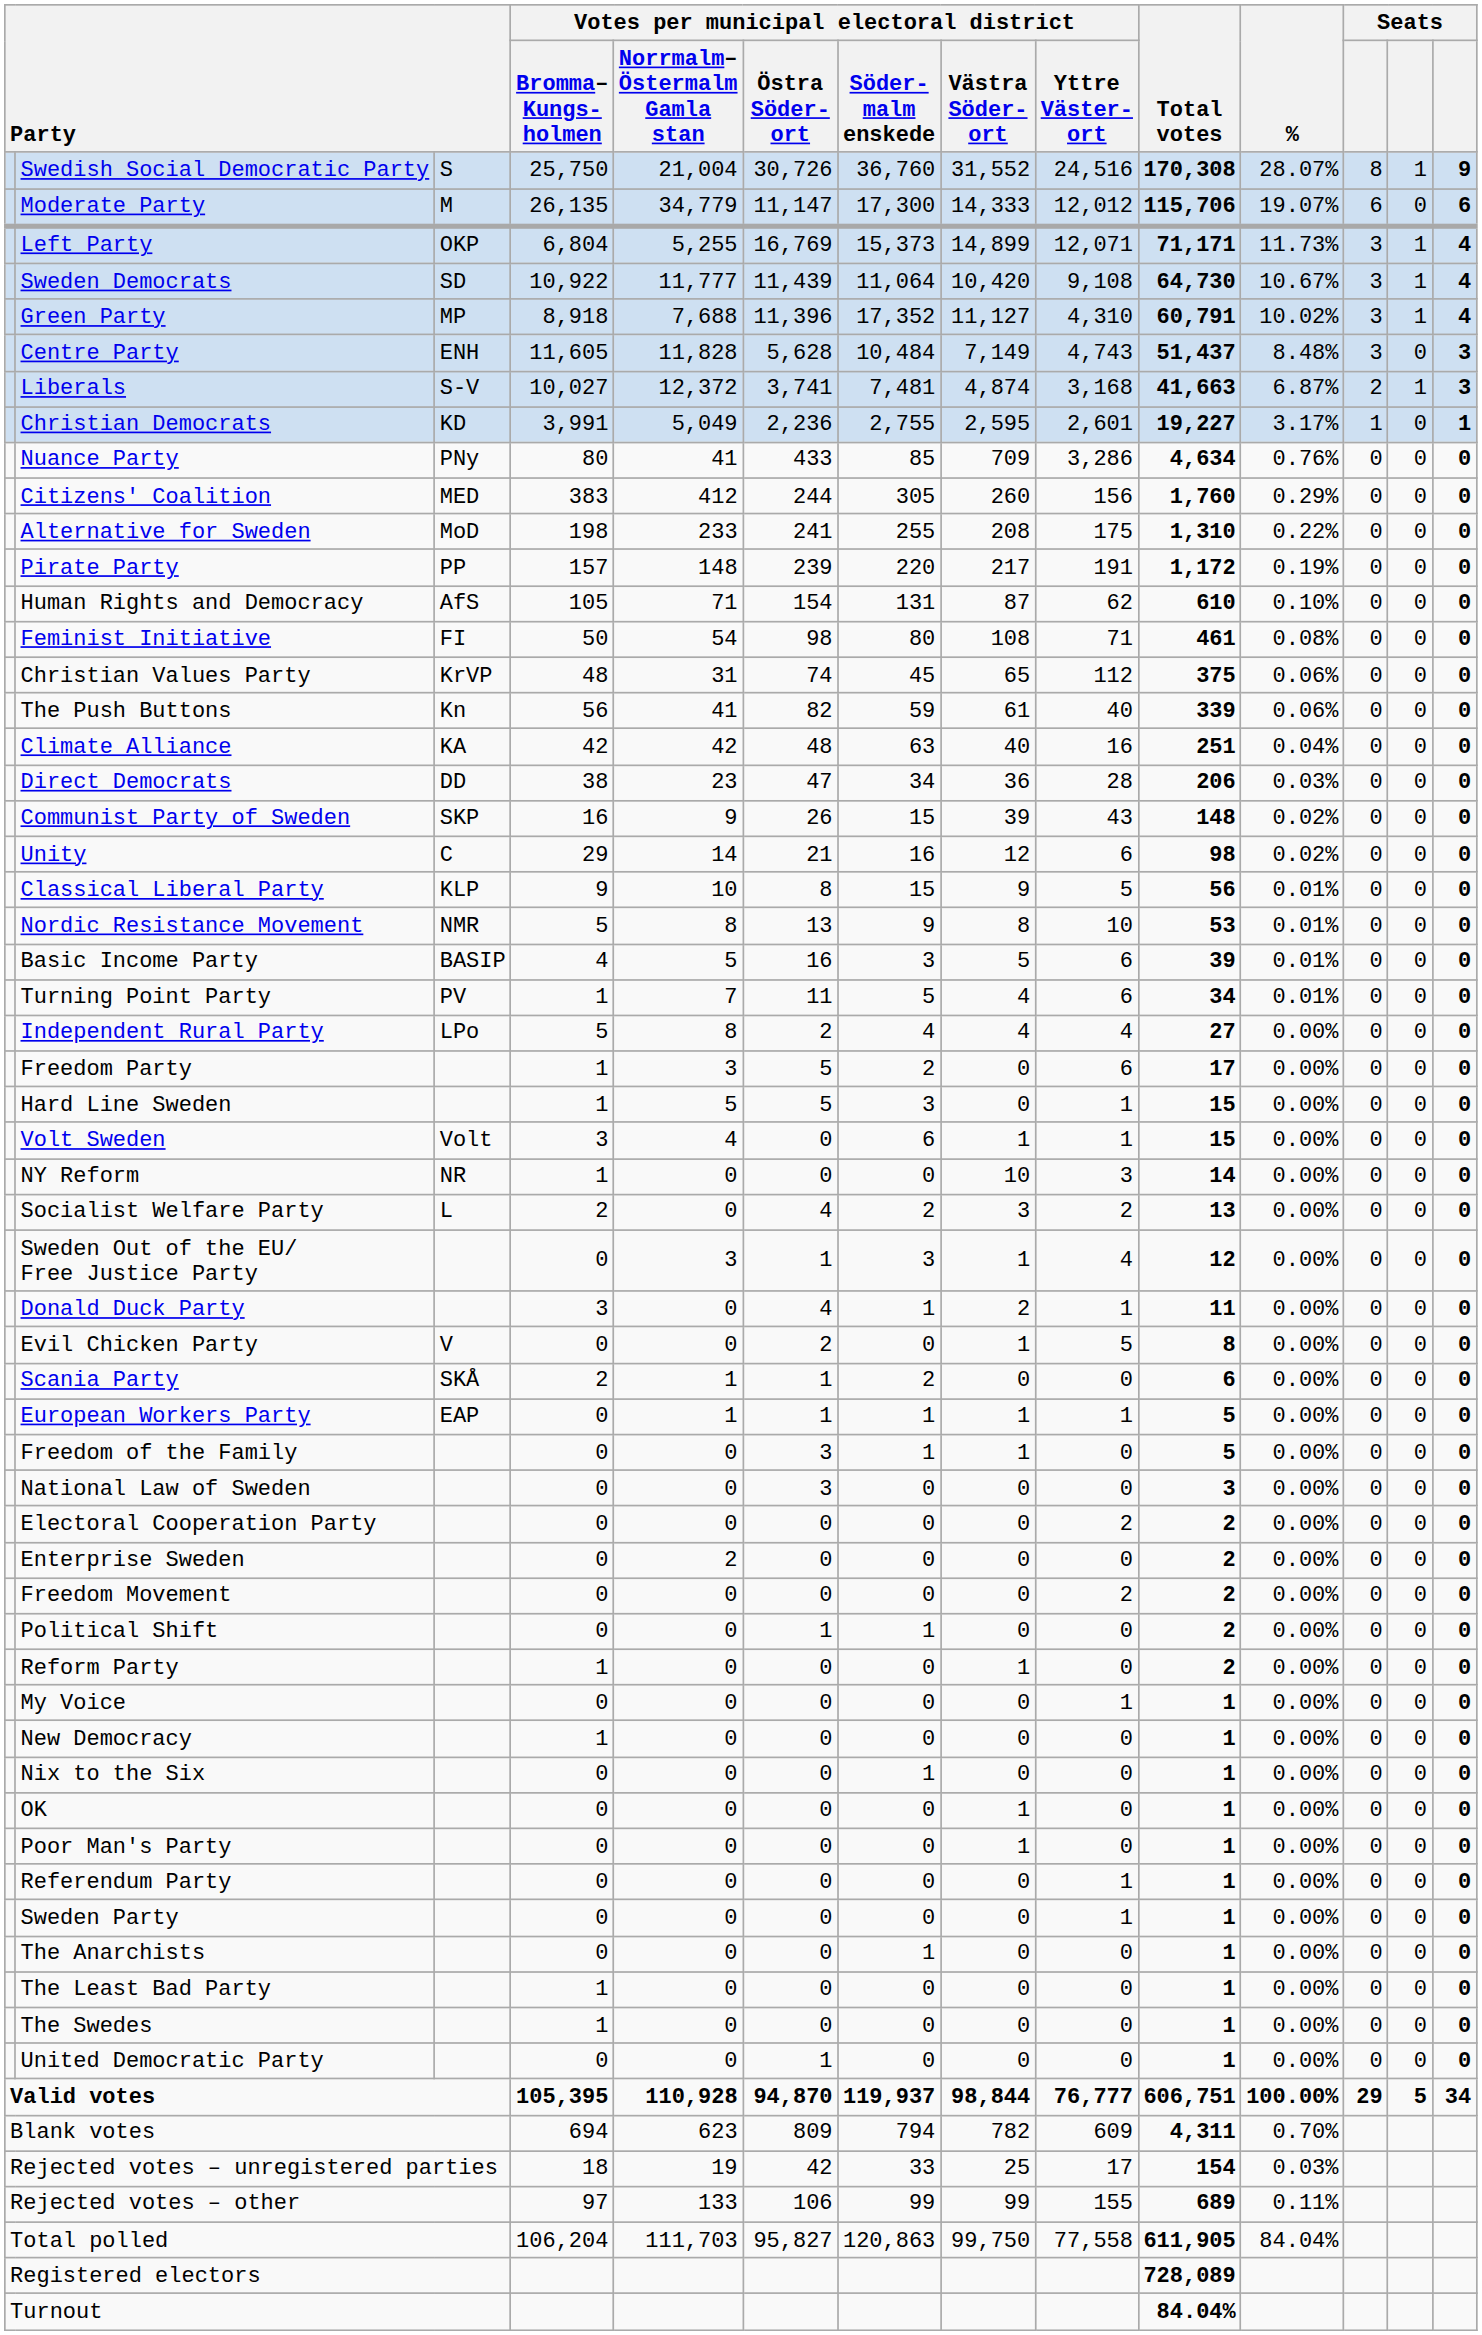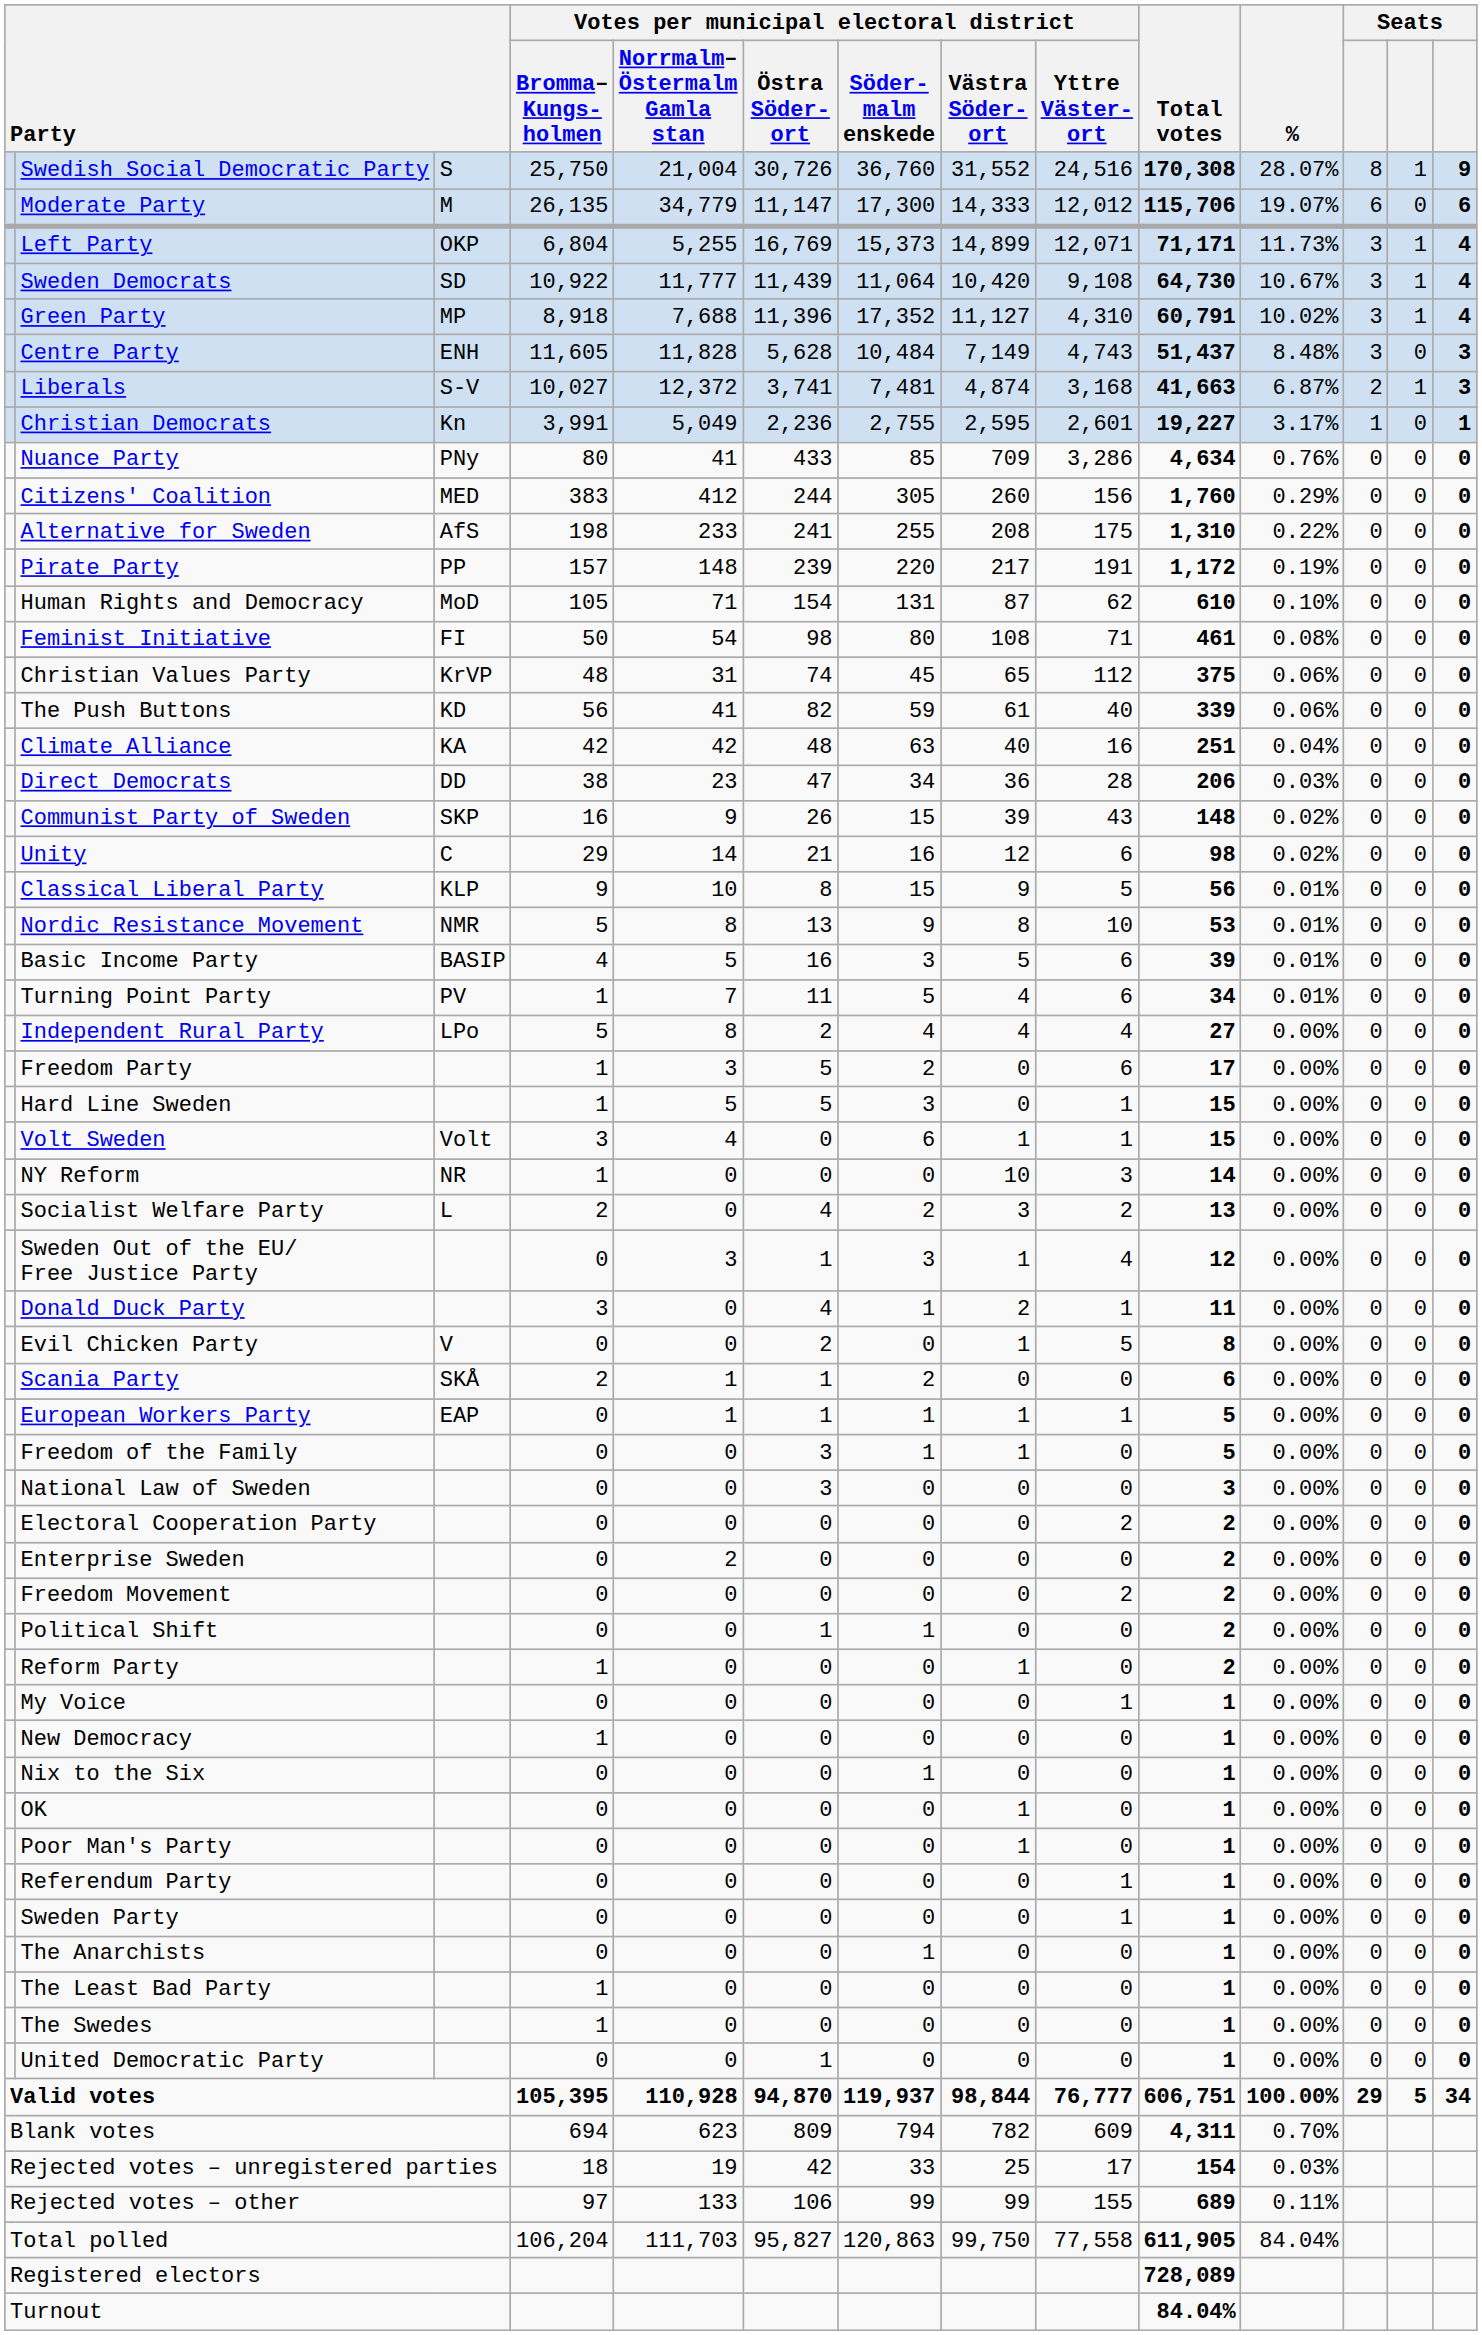(453, 424) KD -> (453, 424) Kn
(459, 532) MoD -> (459, 532) AfS
(459, 603) AfS -> (459, 603) MoD
(453, 711) Kn -> (453, 711) KD
